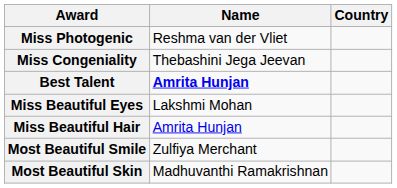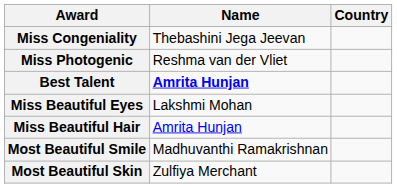rows swapped: (77, 37) <-> (77, 60)
(205, 149) Zulfiya Merchant -> (240, 149) Madhuvanthi Ramakrishnan
(240, 171) Madhuvanthi Ramakrishnan -> (205, 171) Zulfiya Merchant
